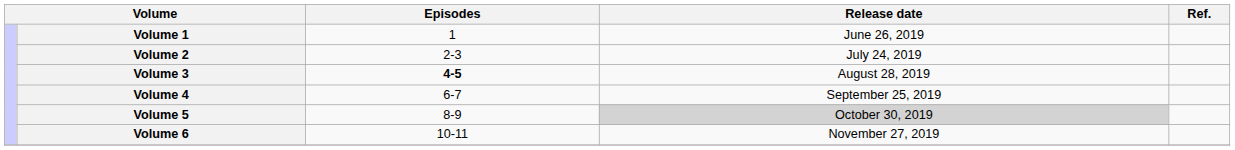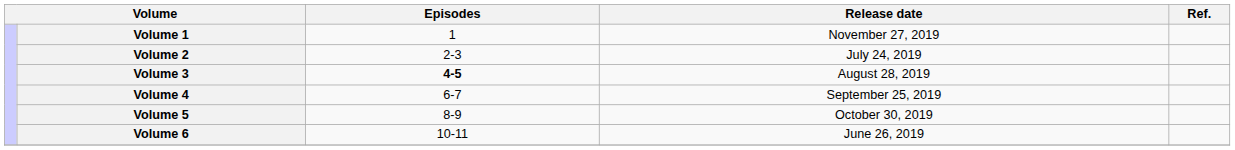(884, 34) June 26, 2019 -> (884, 34) November 27, 2019
(884, 114) lightgrey background -> (884, 114) no background
(884, 134) November 27, 2019 -> (884, 134) June 26, 2019
